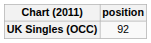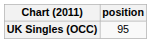(123, 30) 92 -> (123, 30) 95
